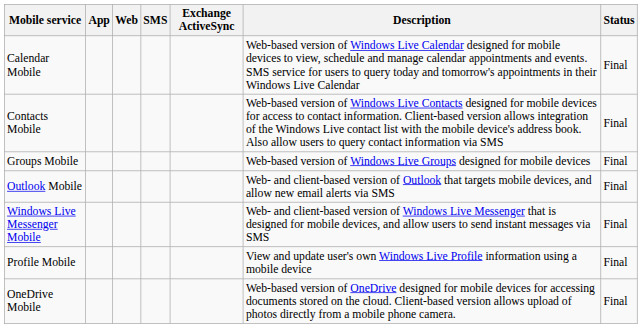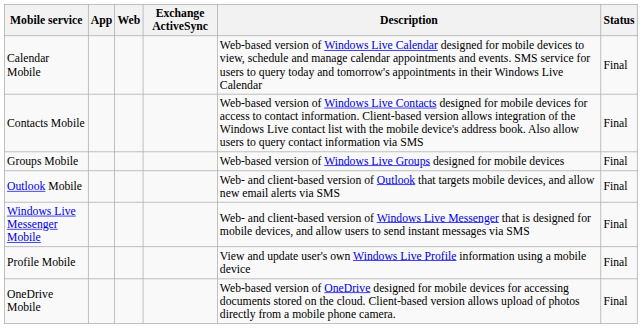- column: (155, 20)
